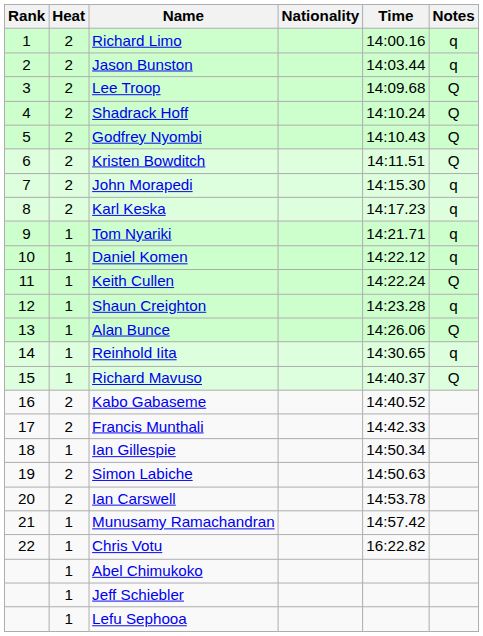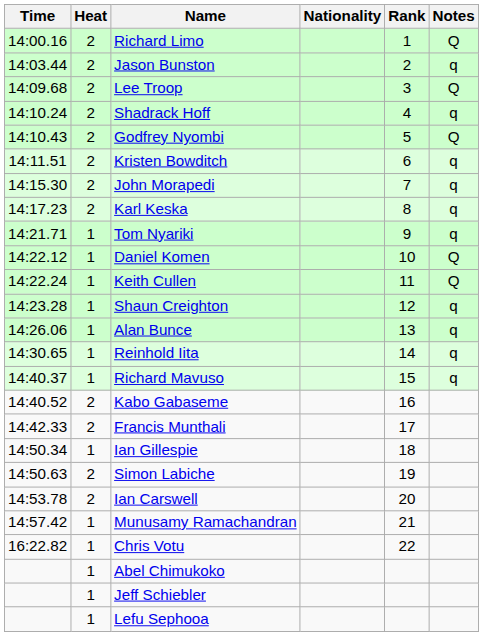columns swapped: (27, 16) <-> (396, 16)
(454, 40) q -> (454, 40) Q
(454, 112) Q -> (454, 112) q
(454, 161) Q -> (454, 161) q
(454, 257) q -> (454, 257) Q
(454, 329) Q -> (454, 329) q
(454, 378) Q -> (454, 378) q
